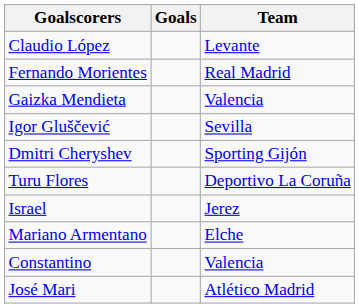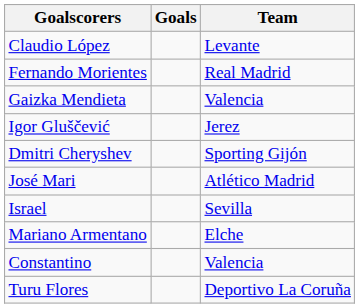(228, 126) Sevilla -> (222, 126) Jerez
rows swapped: (42, 289) <-> (48, 180)
(222, 208) Jerez -> (228, 208) Sevilla
